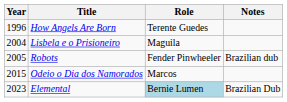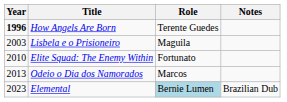(16, 27) normal -> (16, 27) bold
(16, 43) 2004 -> (16, 43) 2003
- row: (44, 58)
+ row: (92, 58)
(16, 74) 2015 -> (16, 74) 2013
